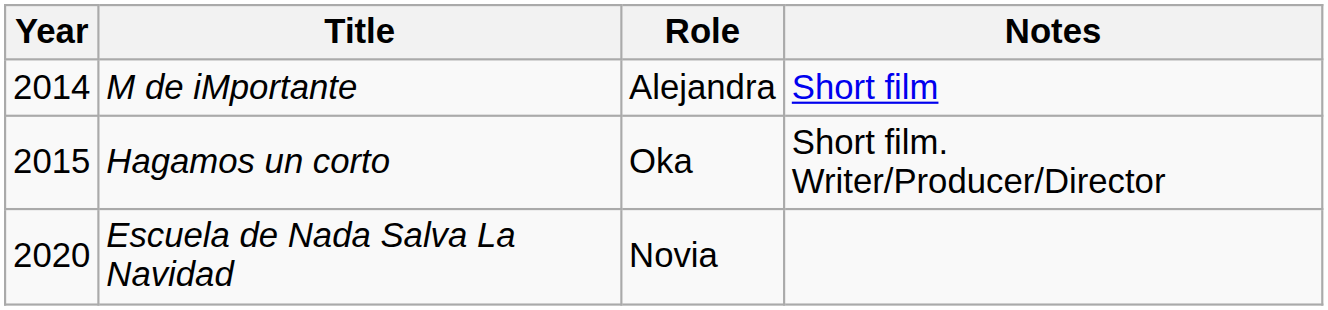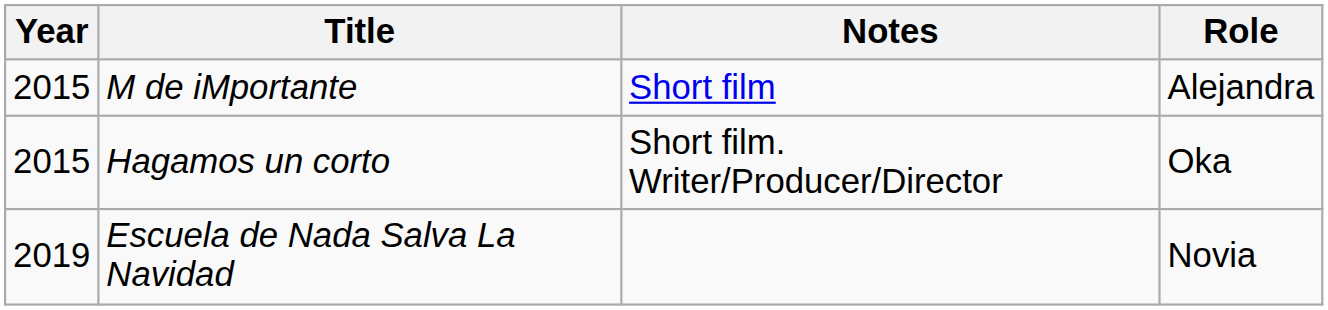columns swapped: (702, 32) <-> (1053, 32)
(52, 87) 2014 -> (52, 87) 2015
(52, 255) 2020 -> (52, 255) 2019
